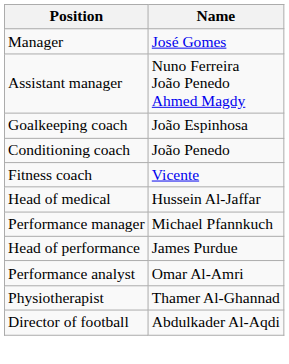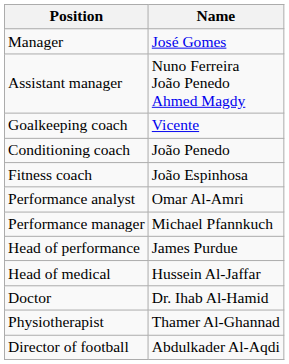(200, 125) João Espinhosa -> (175, 125) Vicente
(175, 174) Vicente -> (200, 174) João Espinhosa
rows swapped: (72, 273) <-> (59, 199)
+ row: (30, 297)
